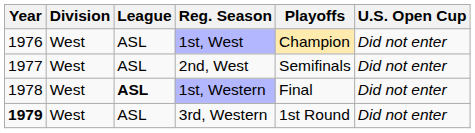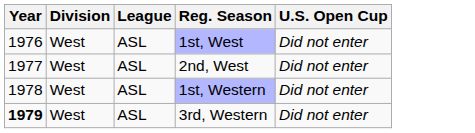- column: (315, 16)
(133, 90) bold -> (132, 90) normal
